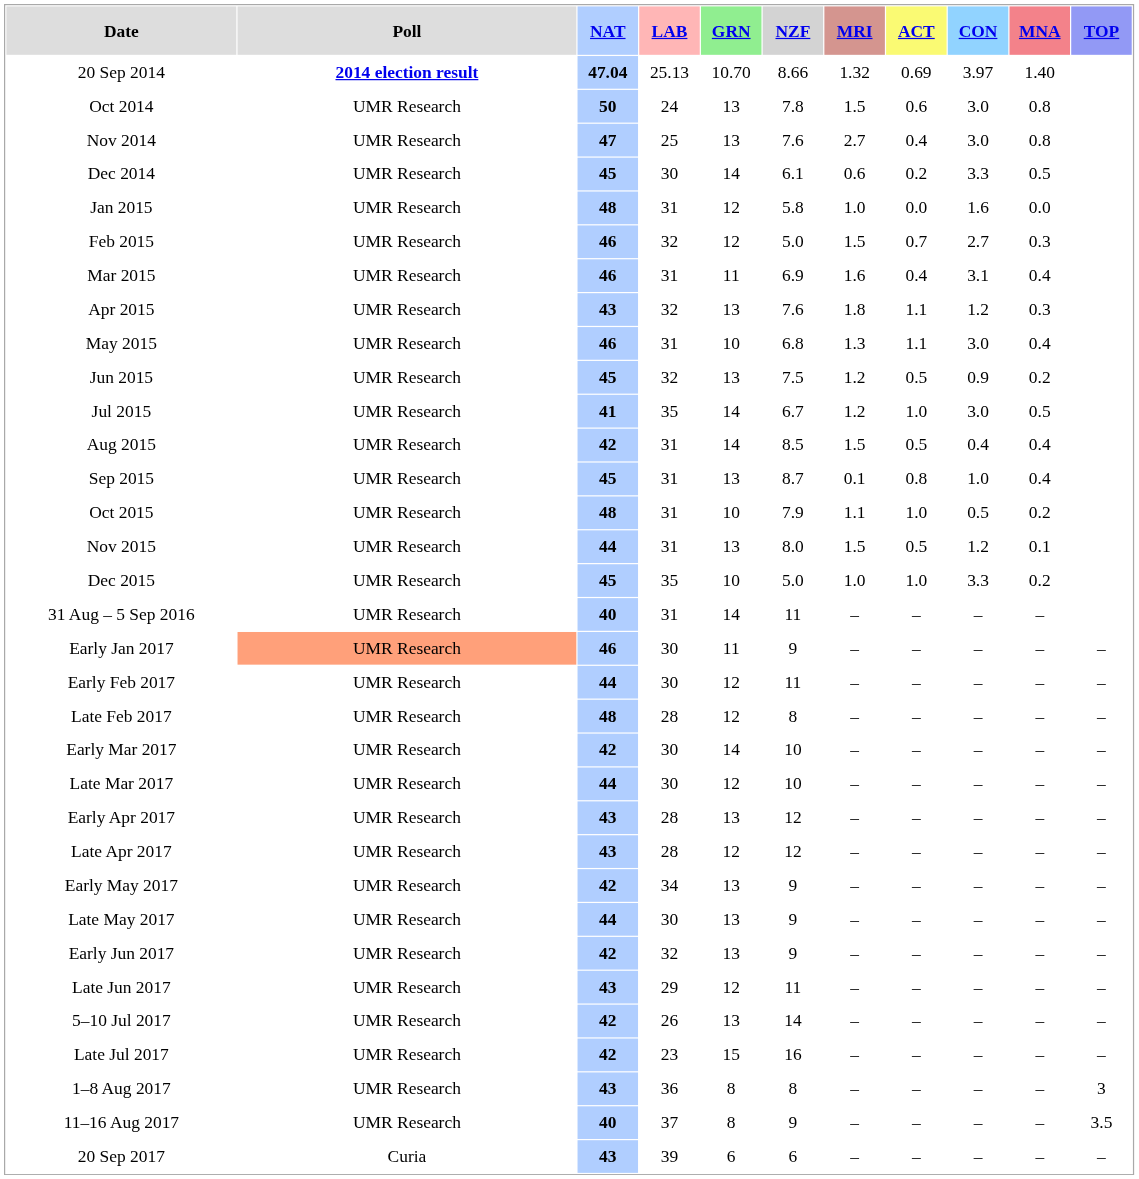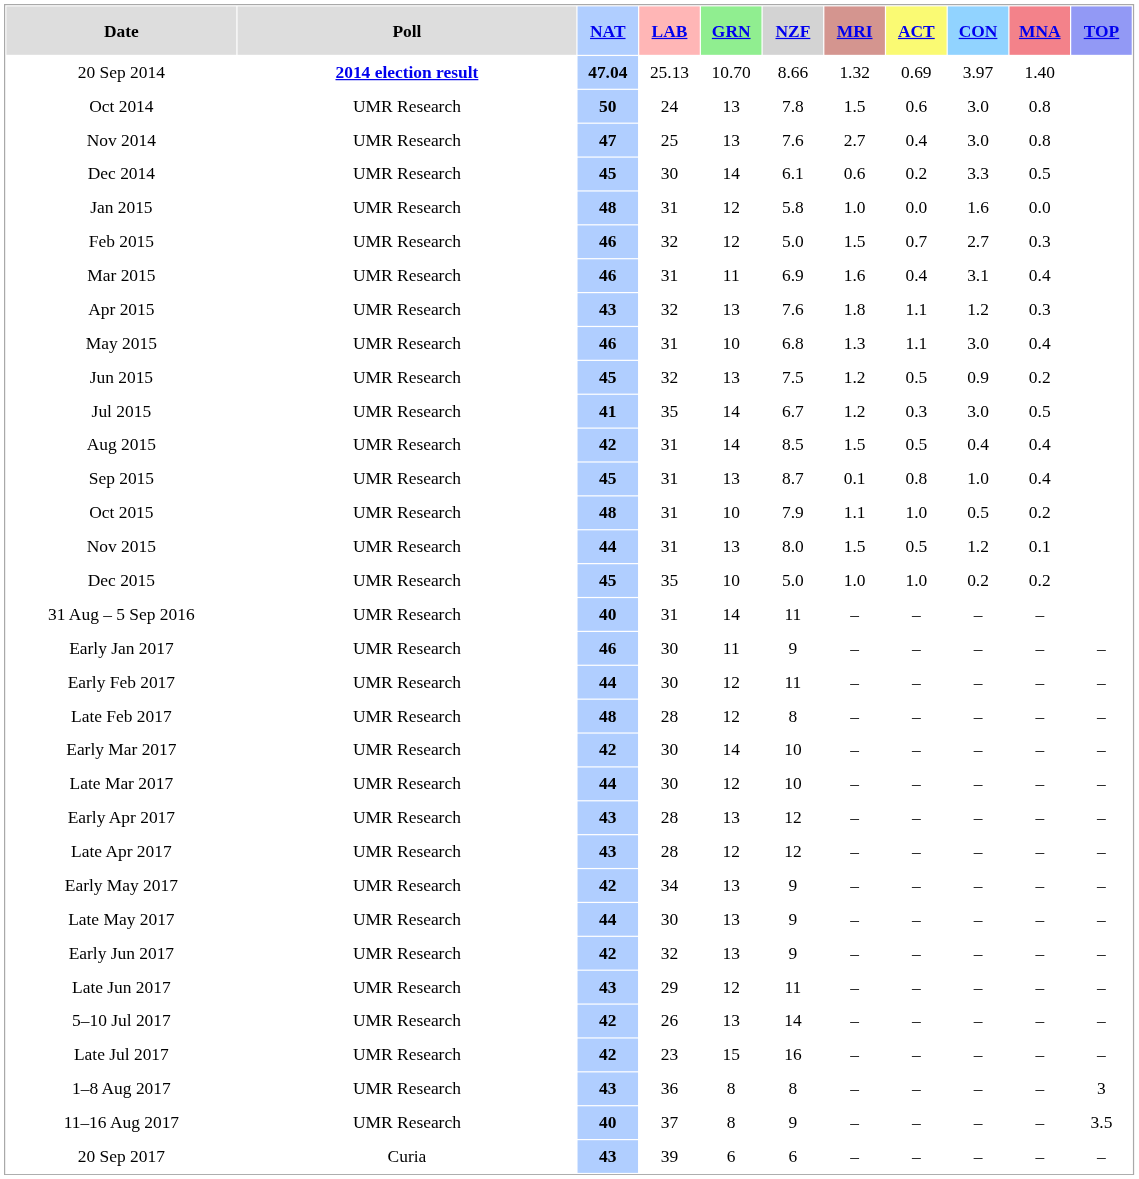(916, 411) 1.0 -> (916, 411) 0.3
(978, 580) 3.3 -> (978, 580) 0.2
(407, 648) lightsalmon background -> (407, 648) no background
